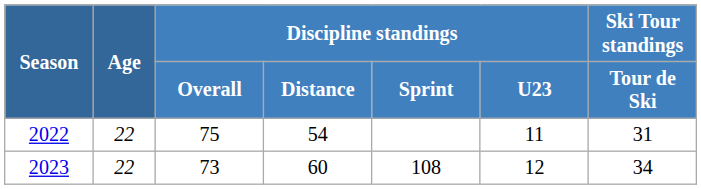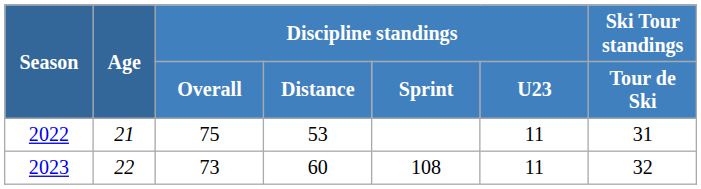(124, 134) 22 -> (124, 134) 21
(318, 134) 54 -> (318, 134) 53
(534, 167) 12 -> (534, 167) 11
(643, 167) 34 -> (643, 167) 32
